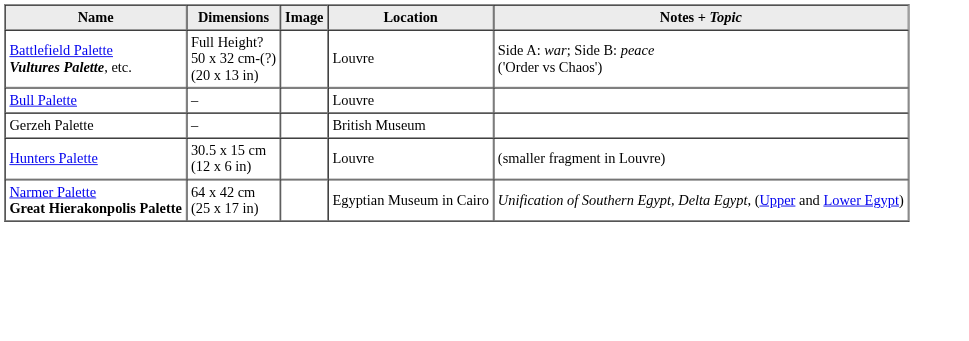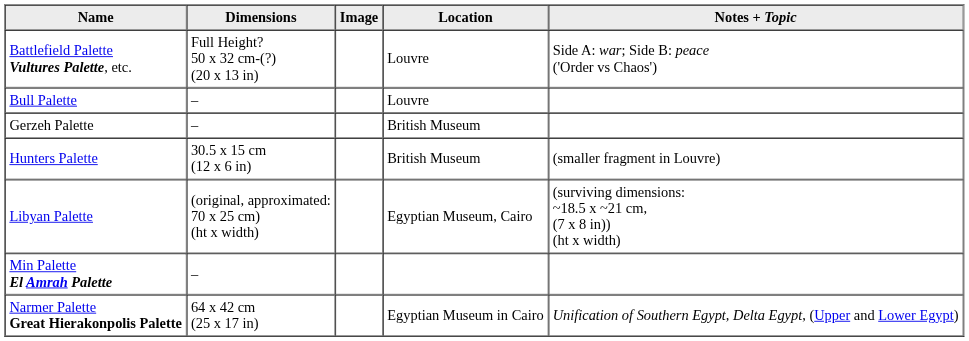(353, 158) Louvre -> (434, 158) British Museum
+ row: (51, 216)
+ row: (61, 274)
